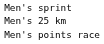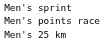rows swapped: (35, 21) <-> (52, 35)
